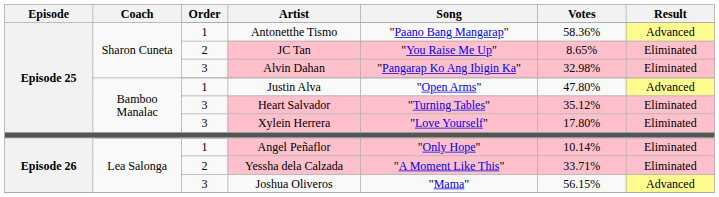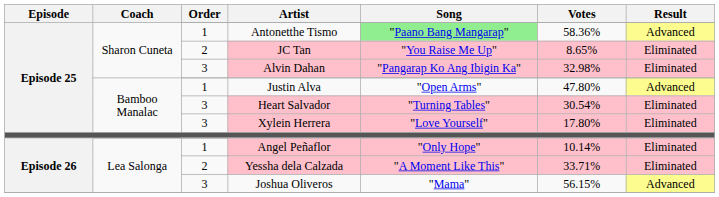(449, 32) no background -> (449, 32) lightgreen background
(582, 105) 35.12% -> (582, 105) 30.54%
